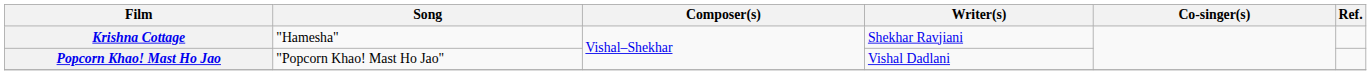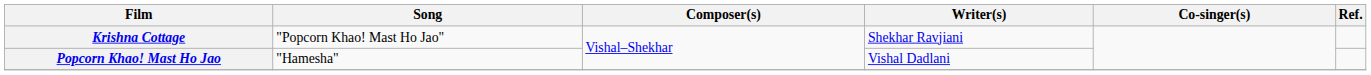(308, 37) "Hamesha" -> (360, 37) "Popcorn Khao! Mast Ho Jao"
(360, 59) "Popcorn Khao! Mast Ho Jao" -> (308, 59) "Hamesha"
